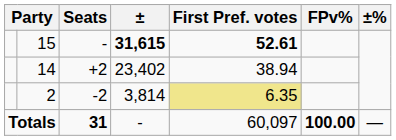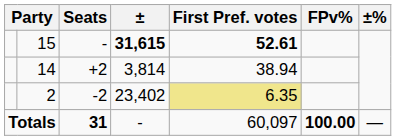(140, 69) 23,402 -> (145, 69) 3,814
(145, 95) 3,814 -> (140, 95) 23,402
